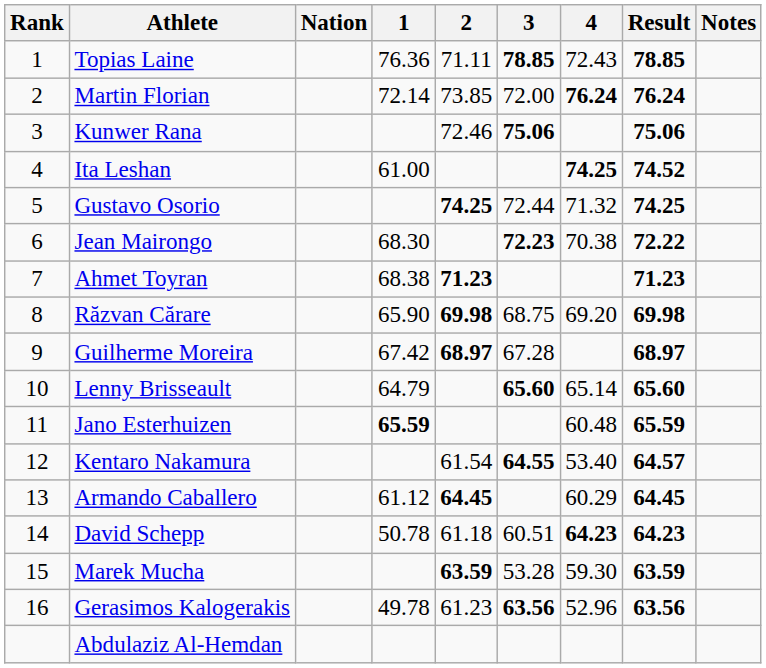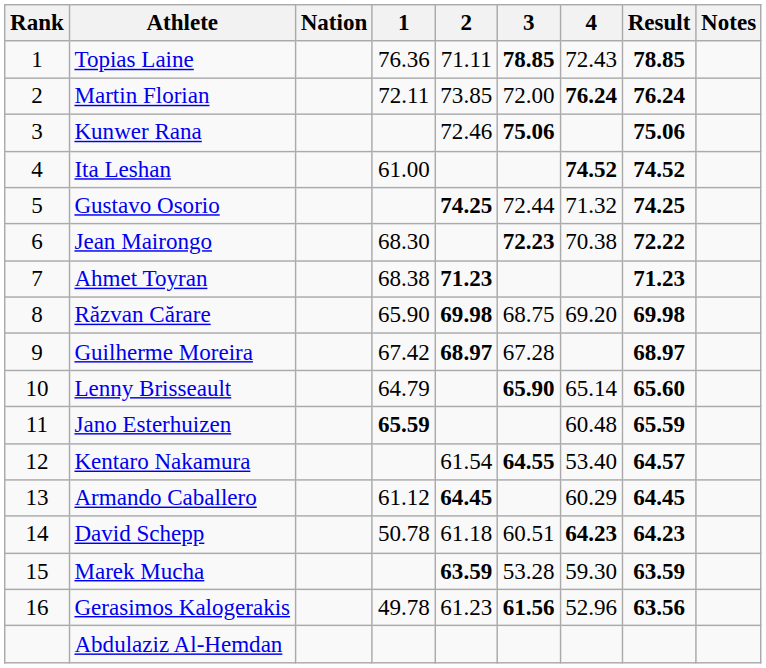(404, 95) 72.14 -> (404, 95) 72.11
(591, 168) 74.25 -> (591, 168) 74.52
(529, 388) 65.60 -> (529, 388) 65.90
(529, 607) 63.56 -> (529, 607) 61.56
